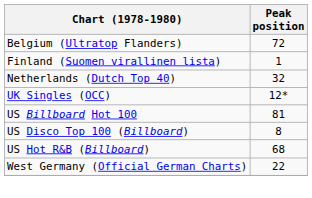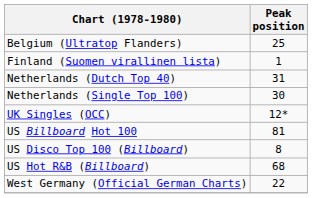(278, 43) 72 -> (278, 43) 25
(278, 78) 32 -> (278, 78) 31
+ row: (98, 96)
